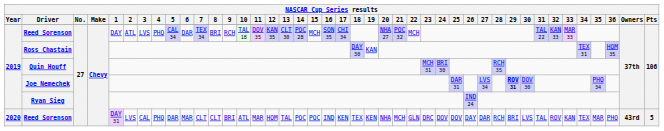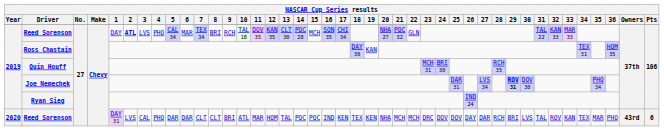(130, 33) normal -> (130, 33) bold
(187, 33) DAR -> (187, 33) MAR
(414, 33) MCH -> (414, 33) GLN
(187, 117) MAR -> (187, 117) DAR
(414, 117) GLN -> (414, 117) MCH
(652, 117) 5 -> (652, 117) 6
